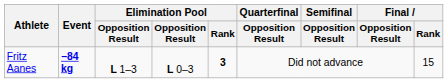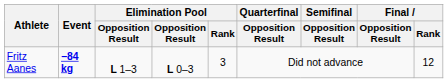(223, 63) bold -> (223, 63) normal
(428, 63) 15 -> (428, 63) 12
